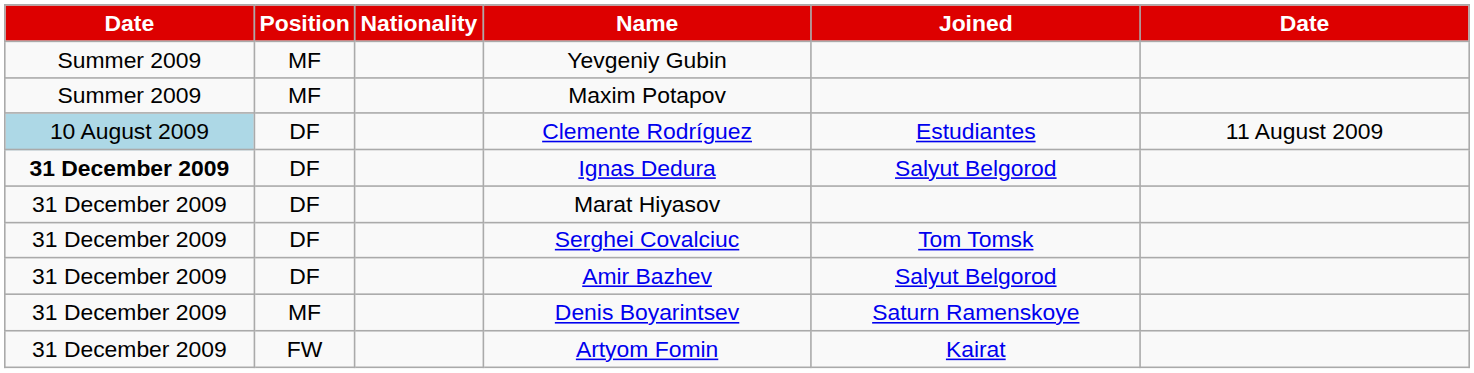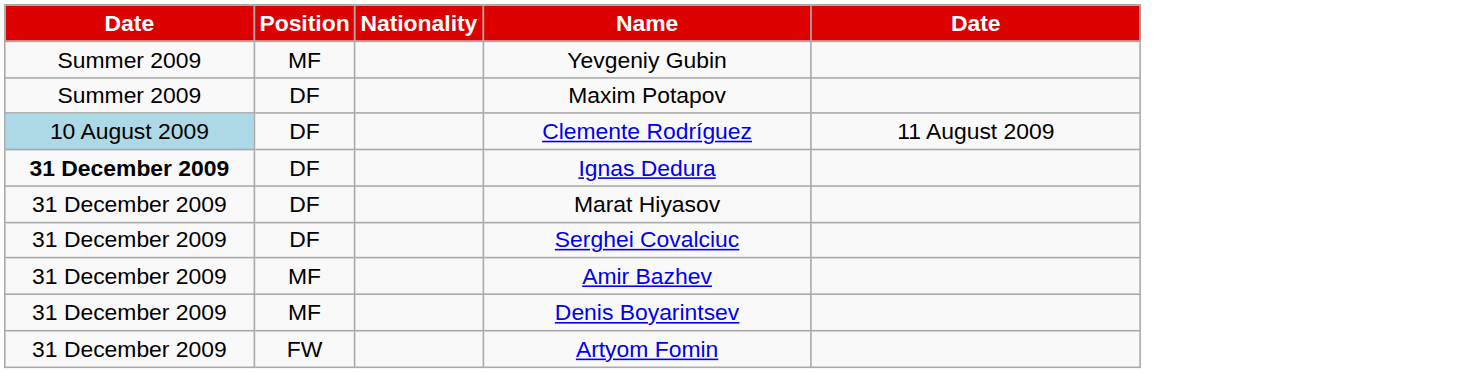- column: (976, 23)
(305, 96) MF -> (305, 96) DF
(305, 276) DF -> (305, 276) MF
